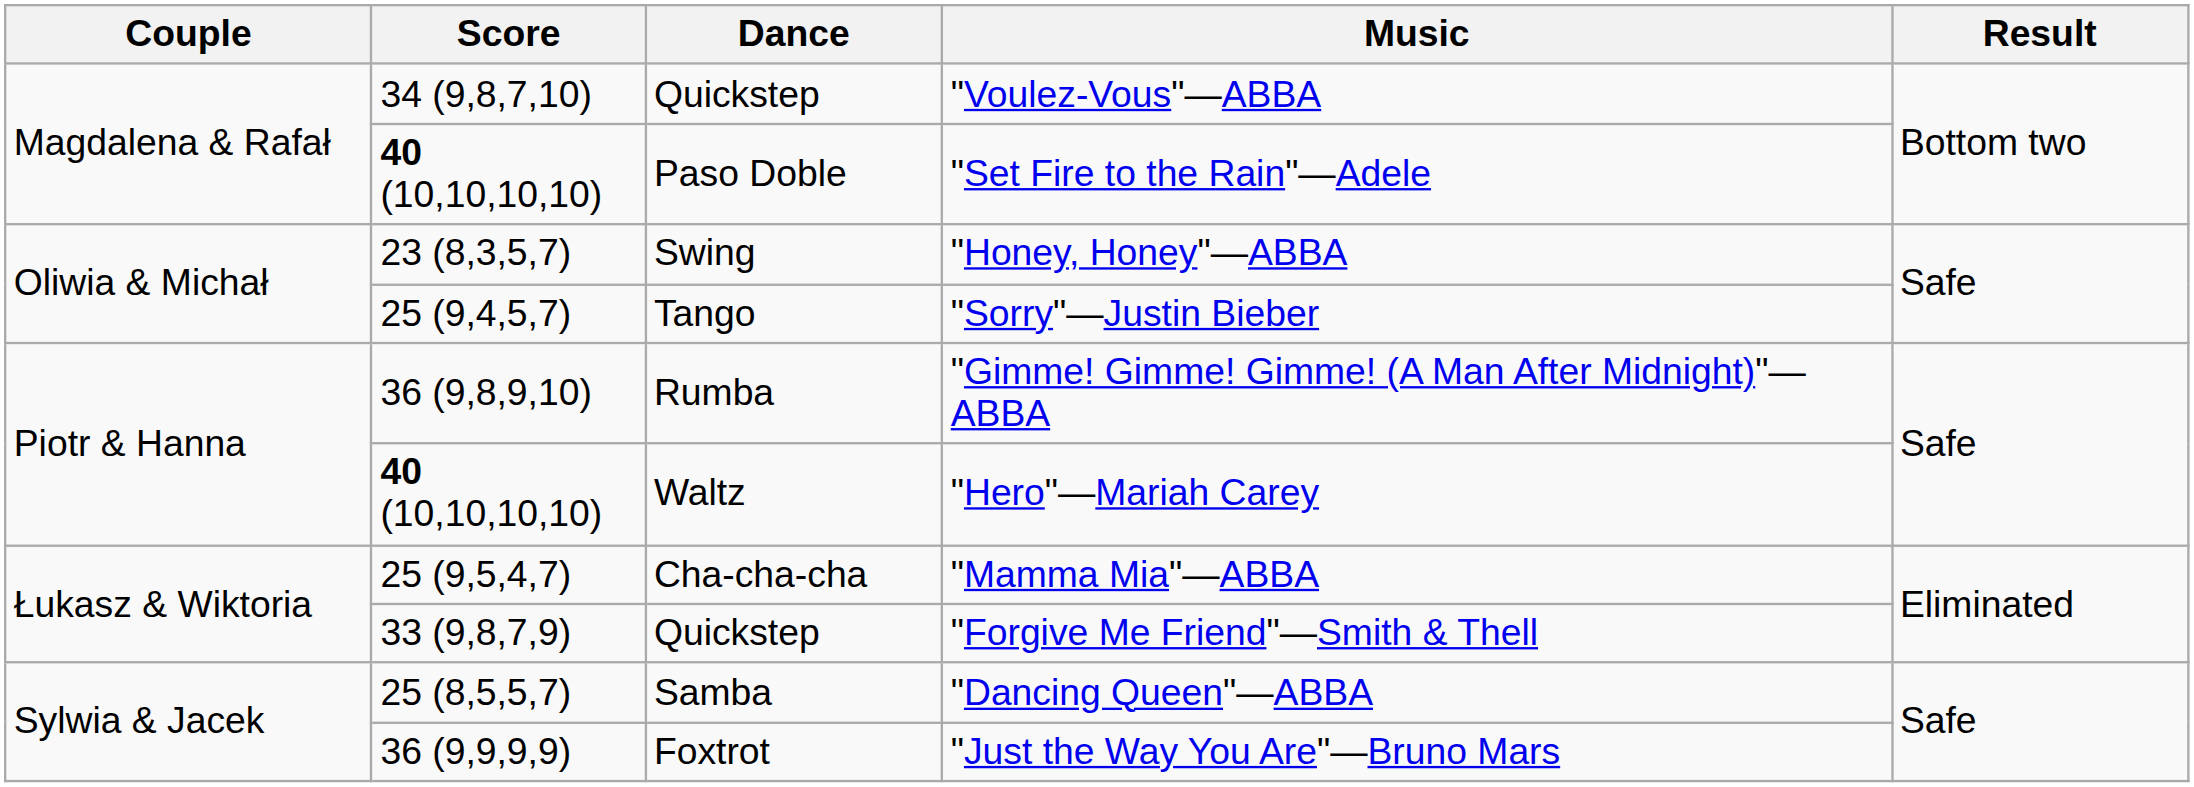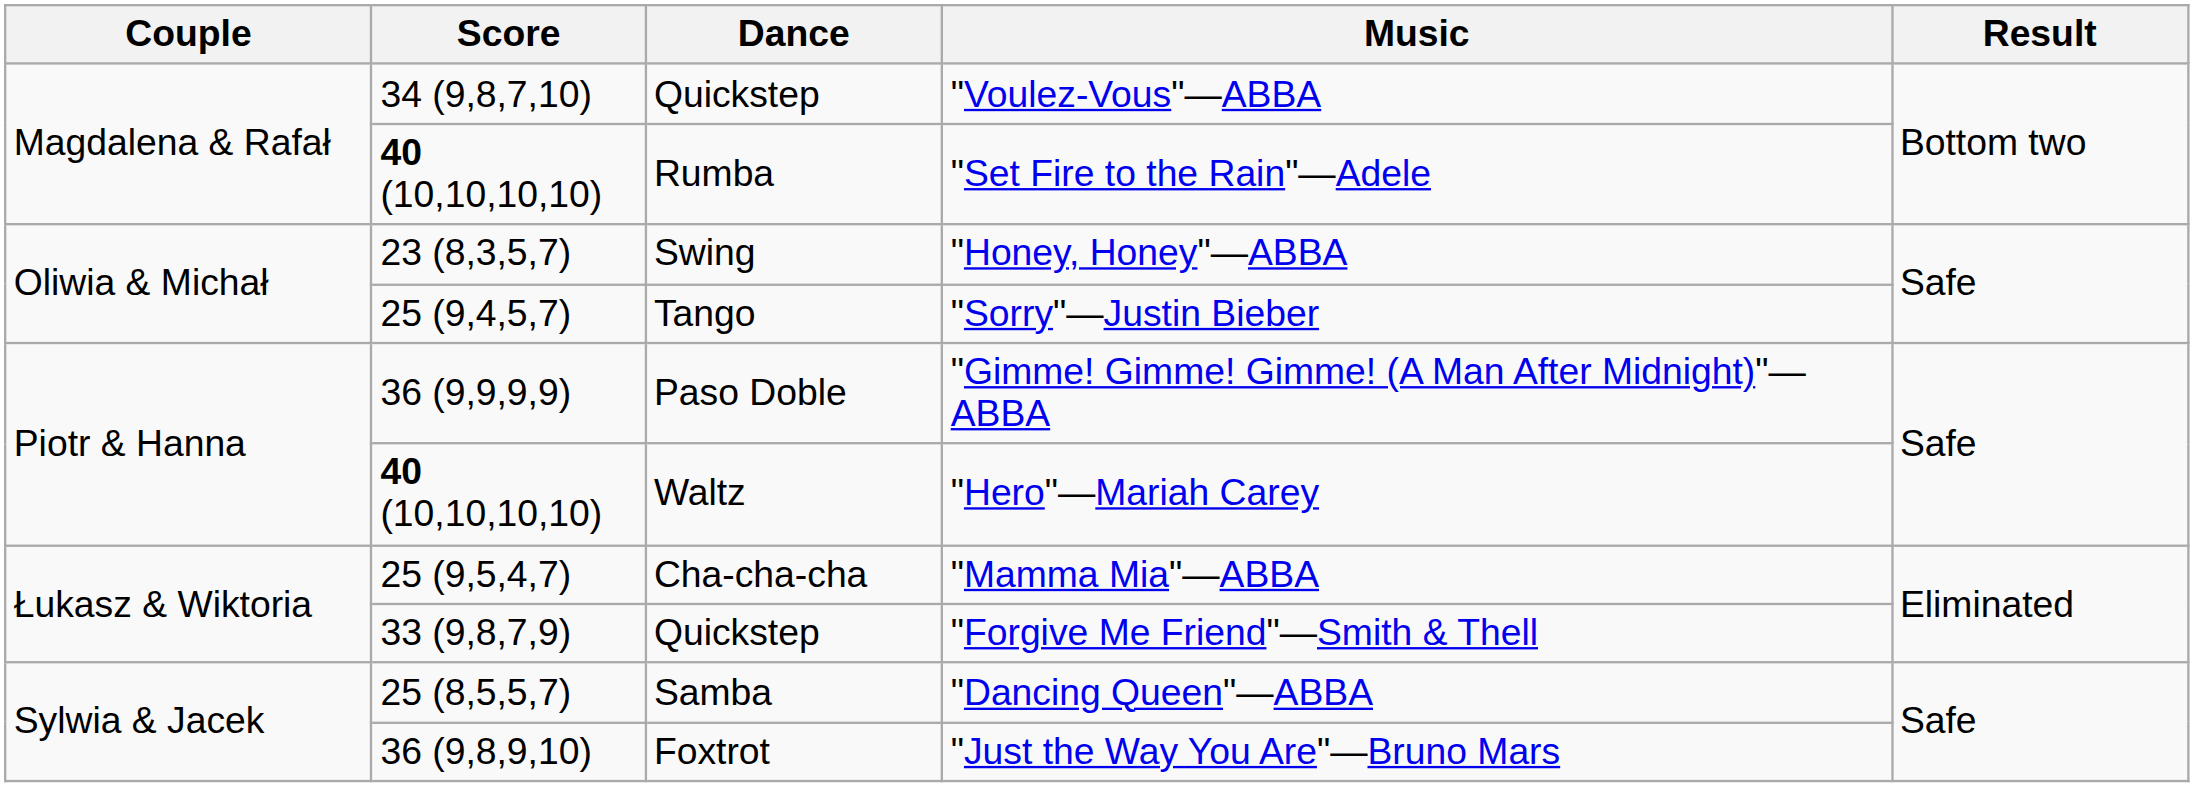(750, 173) Paso Doble -> (714, 173) Rumba
(486, 392) 36 (9,8,9,10) -> (476, 392) 36 (9,9,9,9)
(714, 392) Rumba -> (750, 392) Paso Doble
(476, 751) 36 (9,9,9,9) -> (486, 751) 36 (9,8,9,10)
